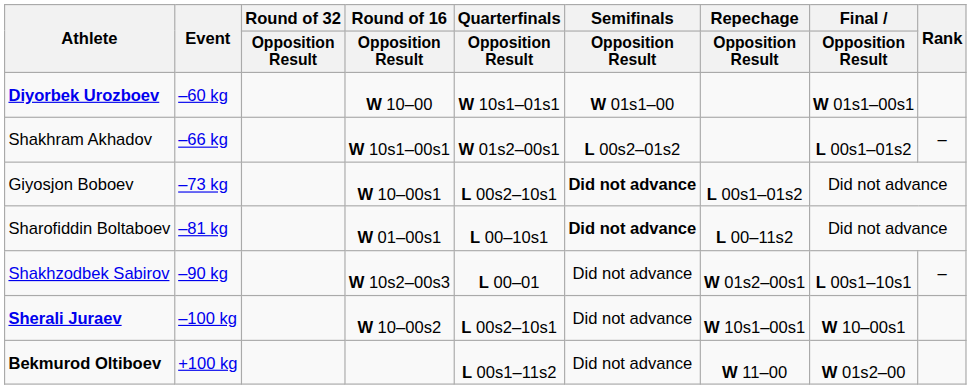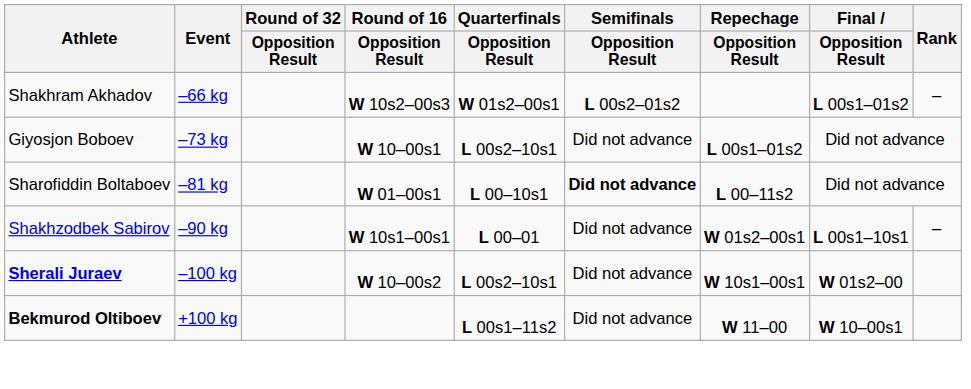- row: (84, 95)
(399, 149) W 10s1–00s1 -> (399, 105) W 10s2–00s3
(632, 184) bold -> (632, 140) normal
(399, 283) W 10s2–00s3 -> (399, 238) W 10s1–00s1
(864, 327) W 10–00s1 -> (861, 283) W 01s2–00
(864, 372) W 01s2–00 -> (861, 327) W 10–00s1
